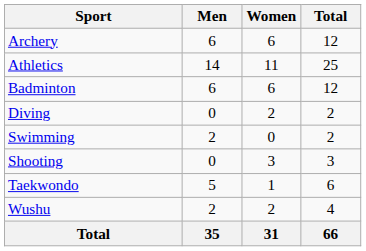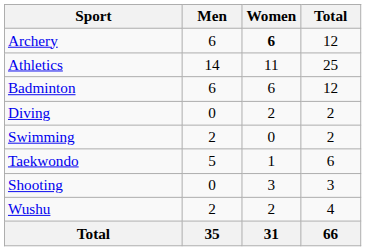(271, 40) normal -> (271, 40) bold
rows swapped: (35, 161) <-> (43, 185)
